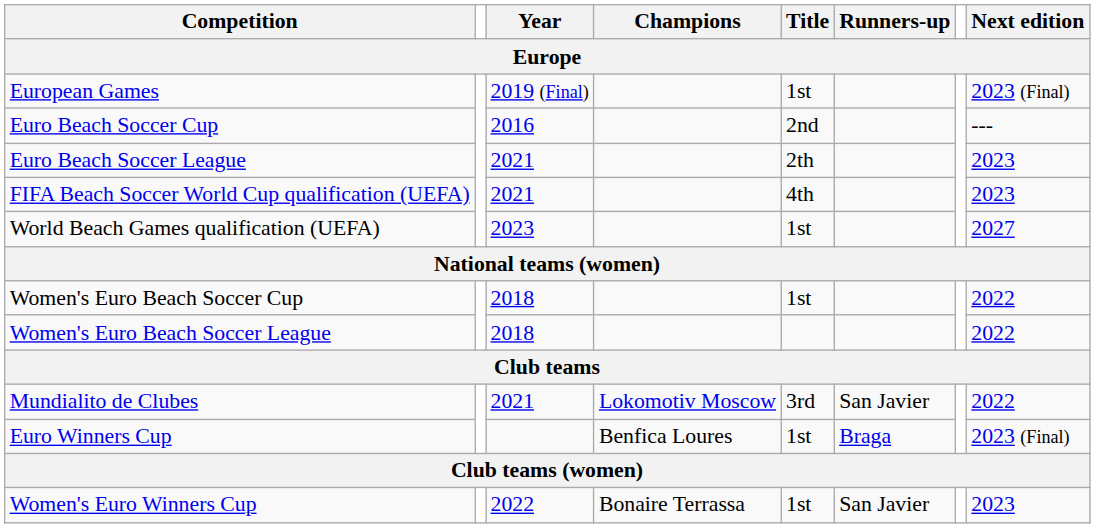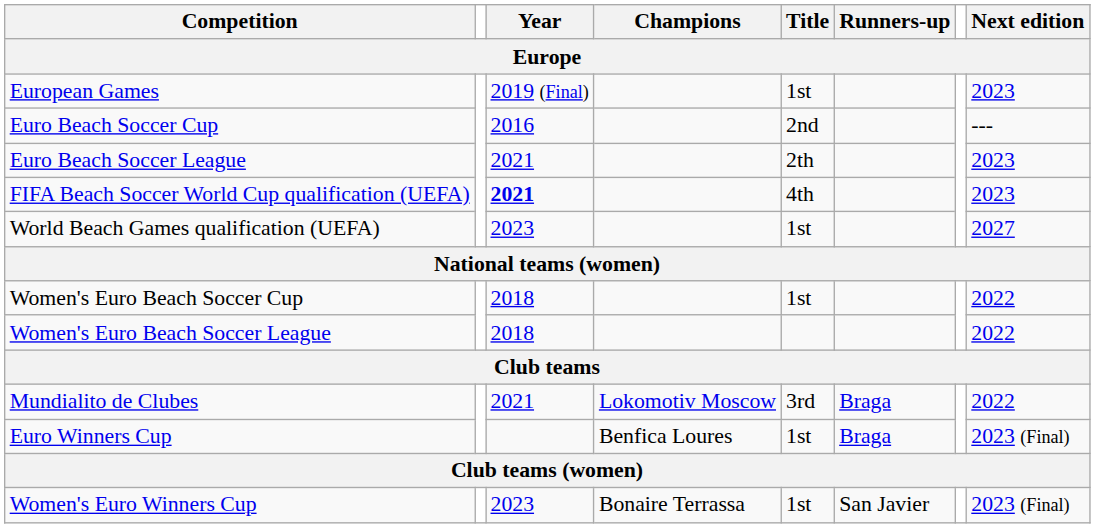(1020, 90) 2023 (Final) -> (993, 90) 2023
(512, 194) normal -> (512, 194) bold
(884, 401) San Javier -> (865, 401) Braga
(512, 504) 2022 -> (512, 504) 2023
(993, 504) 2023 -> (1020, 504) 2023 (Final)
